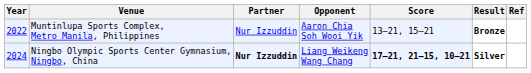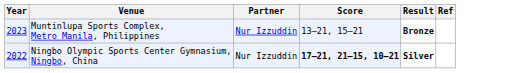- column: (335, 11)
(17, 31) 2022 -> (17, 31) 2023
(17, 55) 2024 -> (17, 55) 2022
(266, 55) bold -> (266, 55) normal
